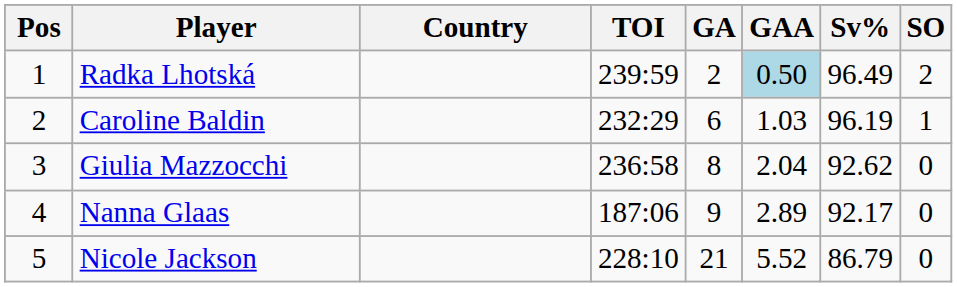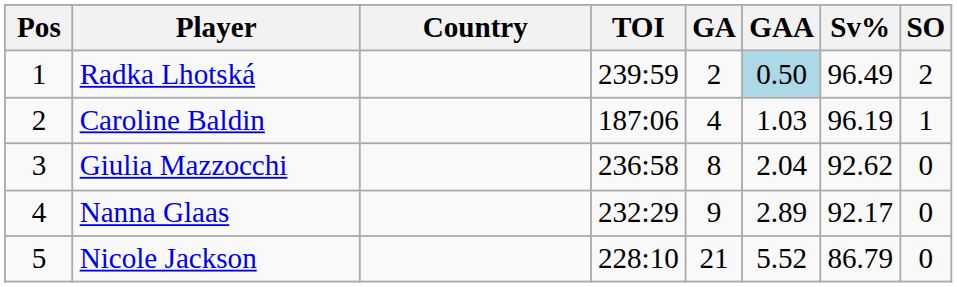(638, 119) 232:29 -> (638, 119) 187:06
(714, 119) 6 -> (714, 119) 4
(638, 212) 187:06 -> (638, 212) 232:29
